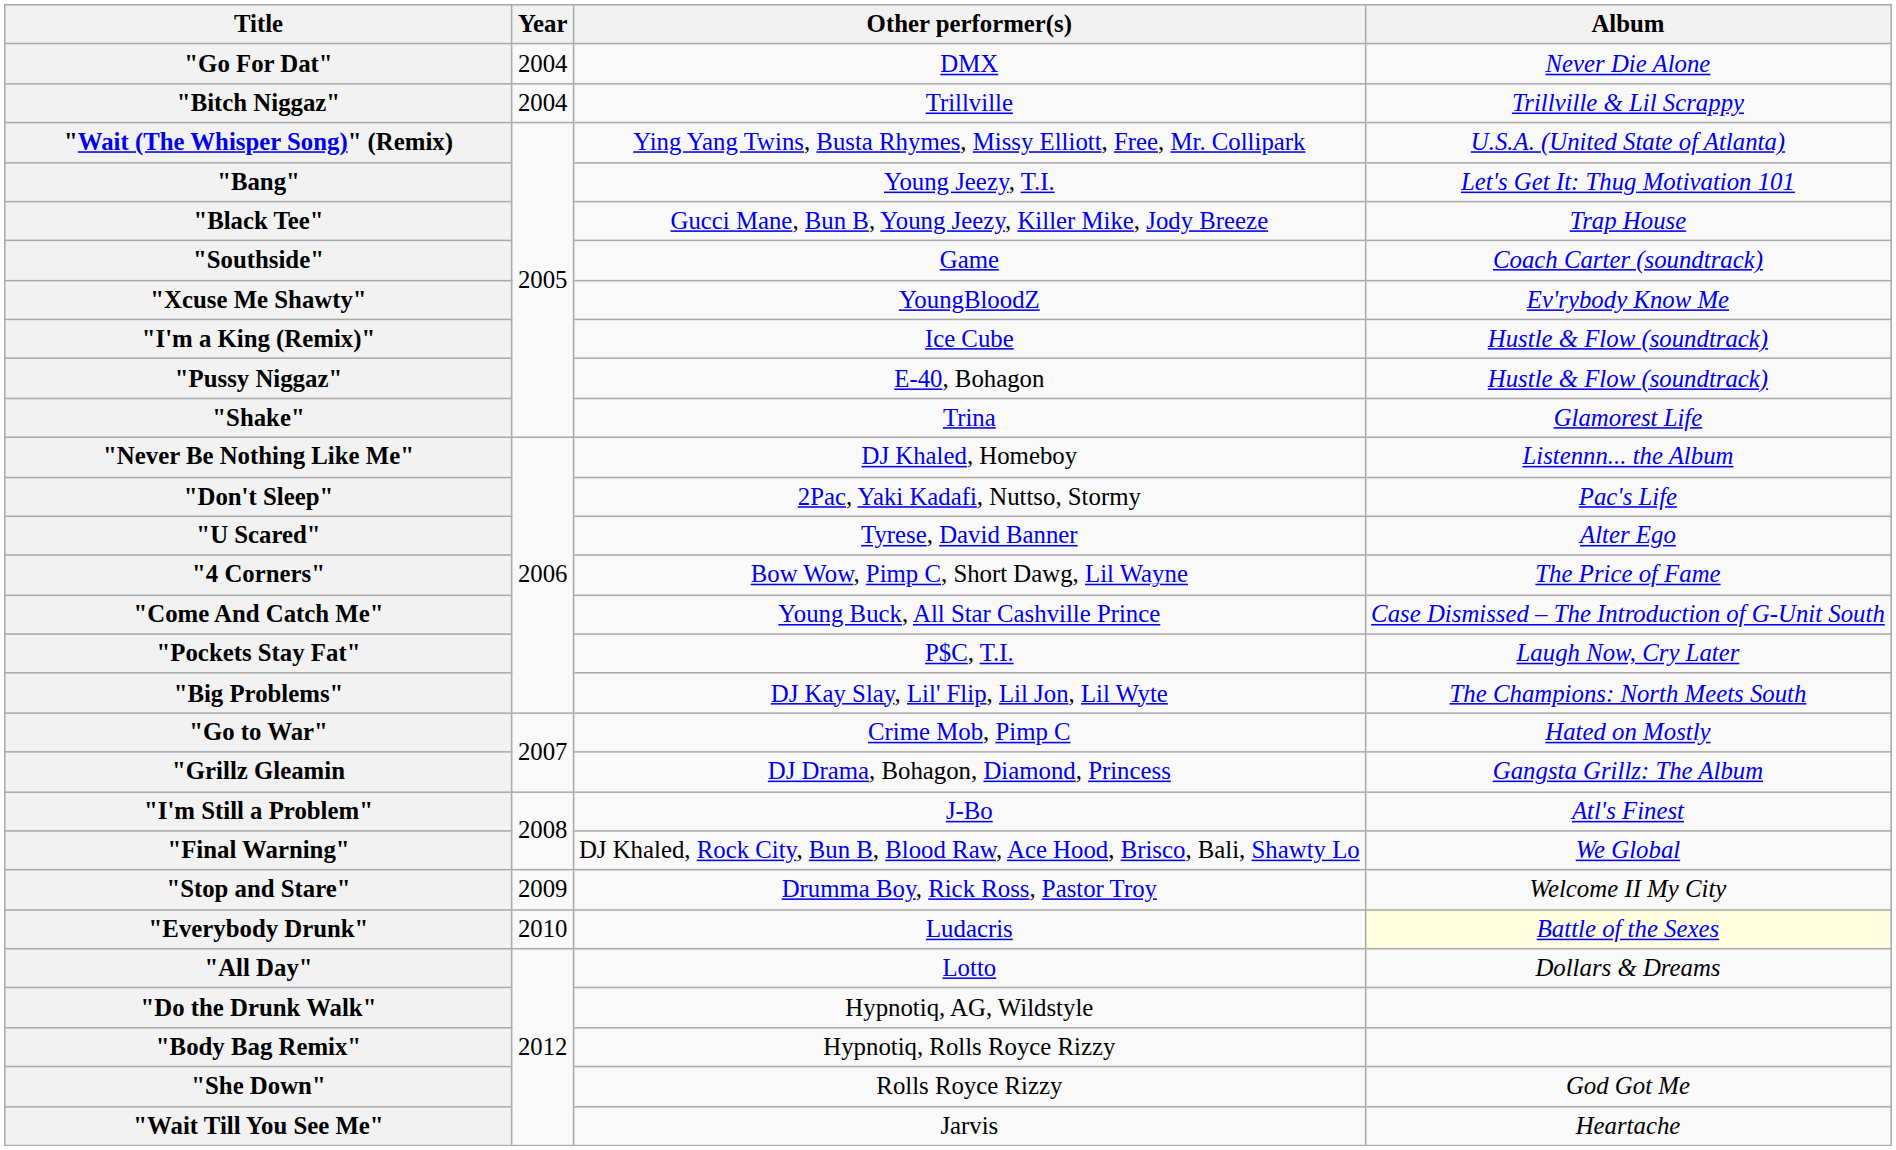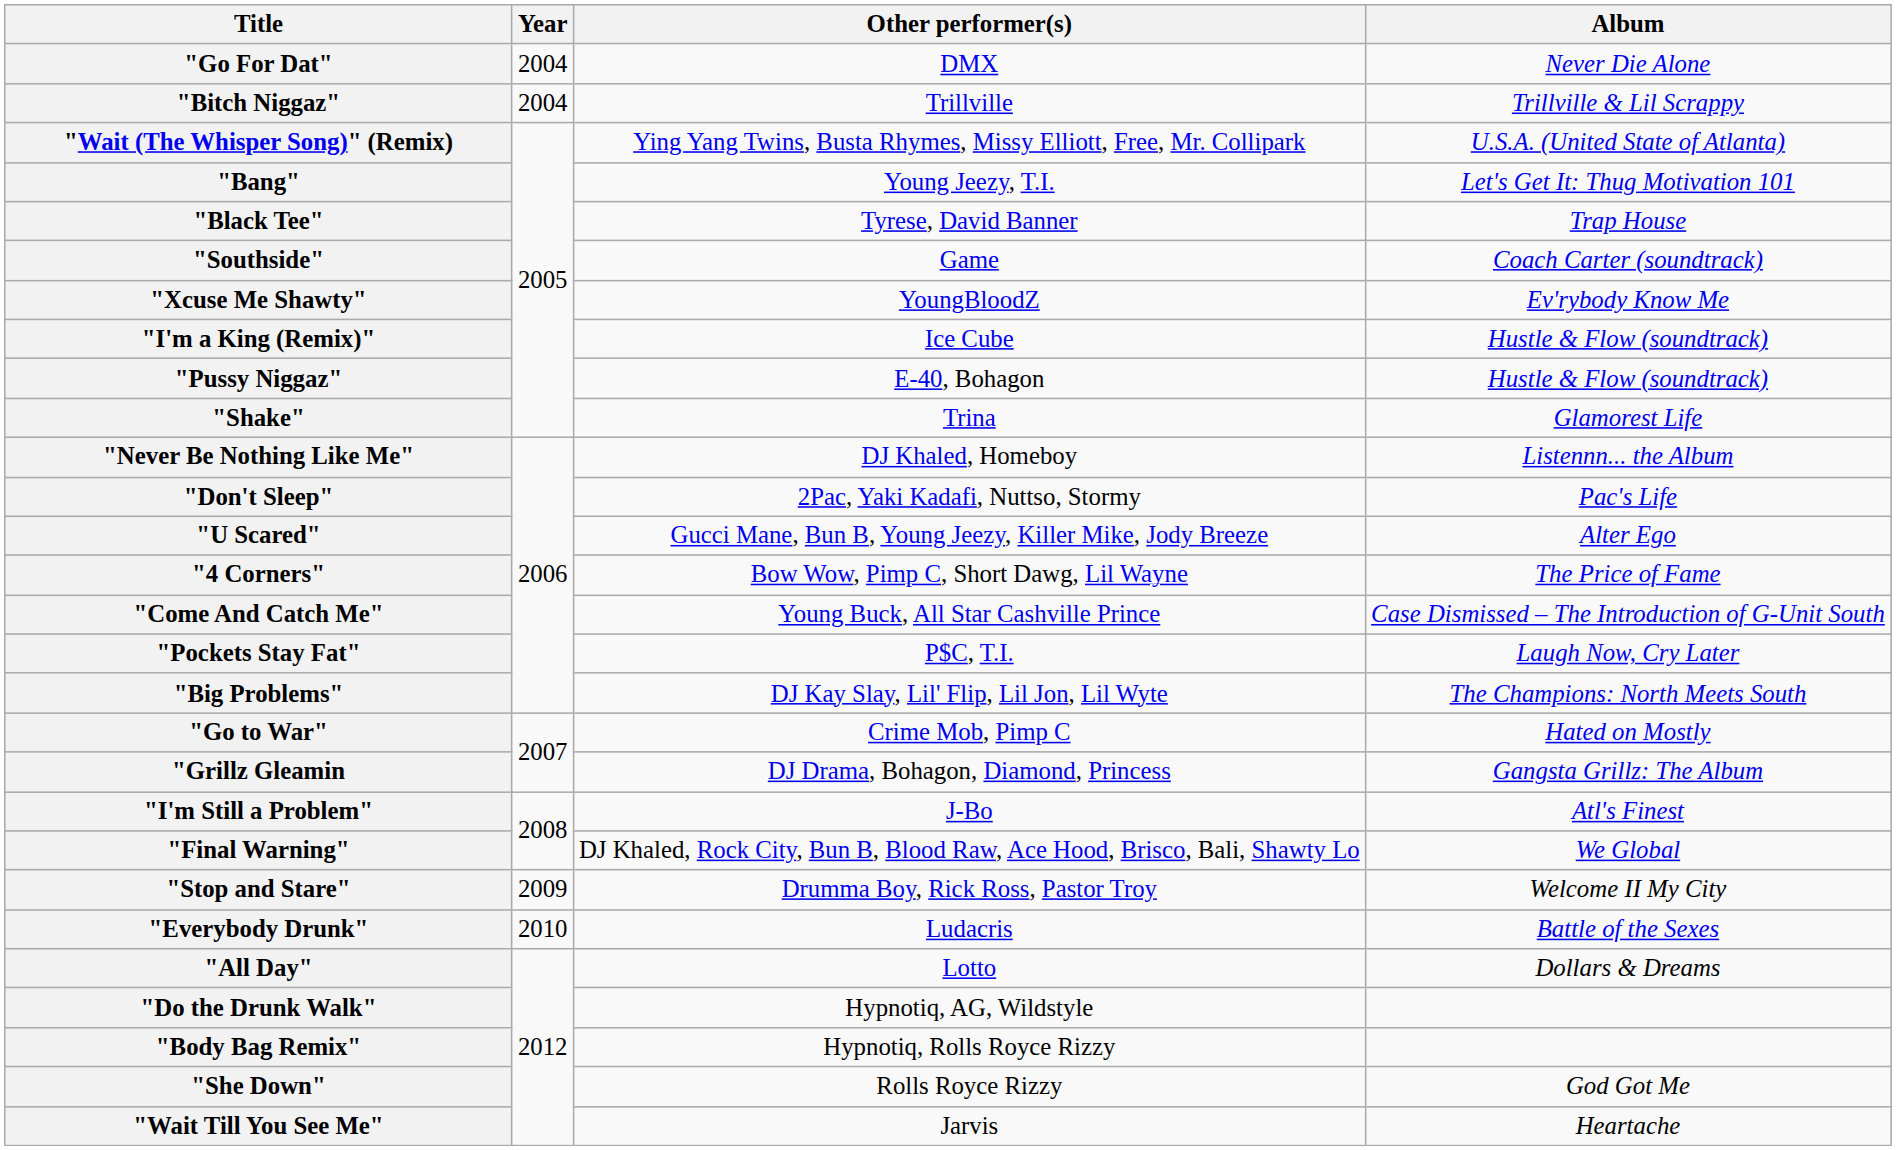(969, 220) Gucci Mane, Bun B, Young Jeezy, Killer Mike, Jody Breeze -> (969, 220) Tyrese, David Banner
(969, 535) Tyrese, David Banner -> (969, 535) Gucci Mane, Bun B, Young Jeezy, Killer Mike, Jody Breeze
(1628, 928) lightyellow background -> (1628, 928) no background
